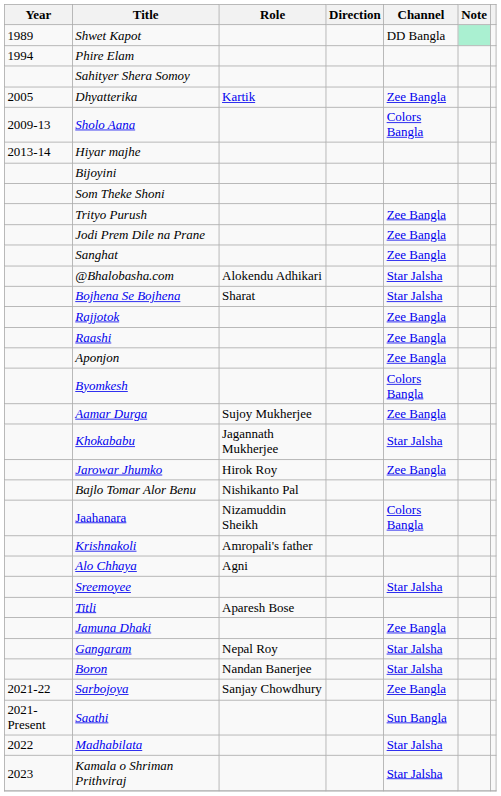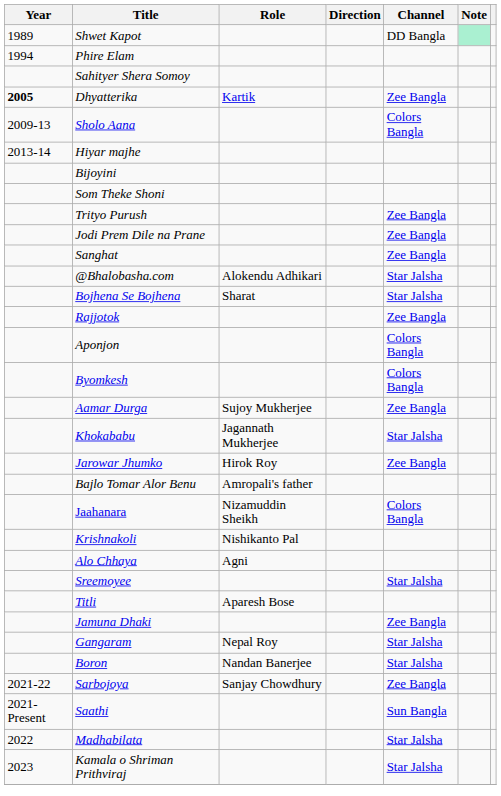(20, 96) normal -> (20, 96) bold
- row: (93, 337)
(416, 358) Zee Bangla -> (405, 344) Colors Bangla
(260, 490) Nishikanto Pal -> (267, 484) Amropali's father
(267, 545) Amropali's father -> (260, 539) Nishikanto Pal
